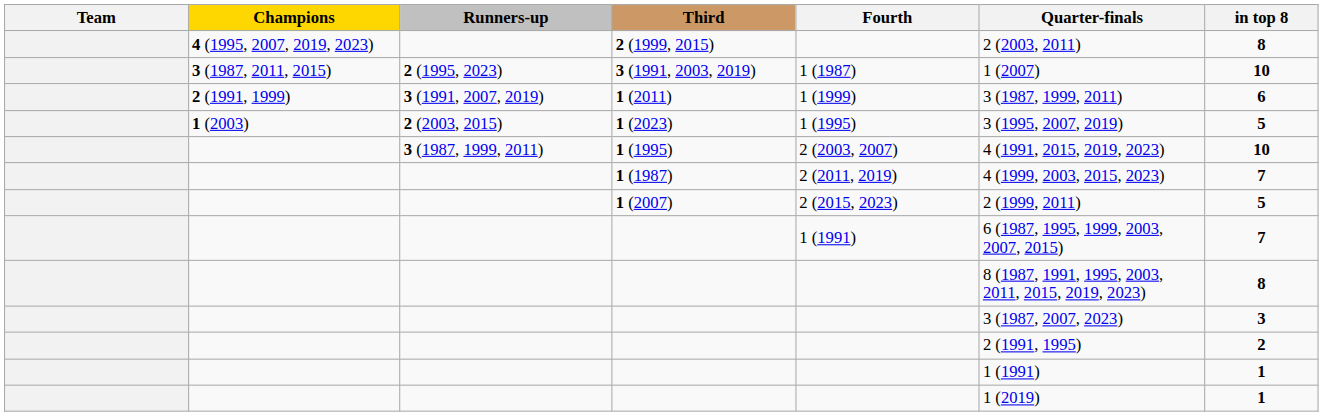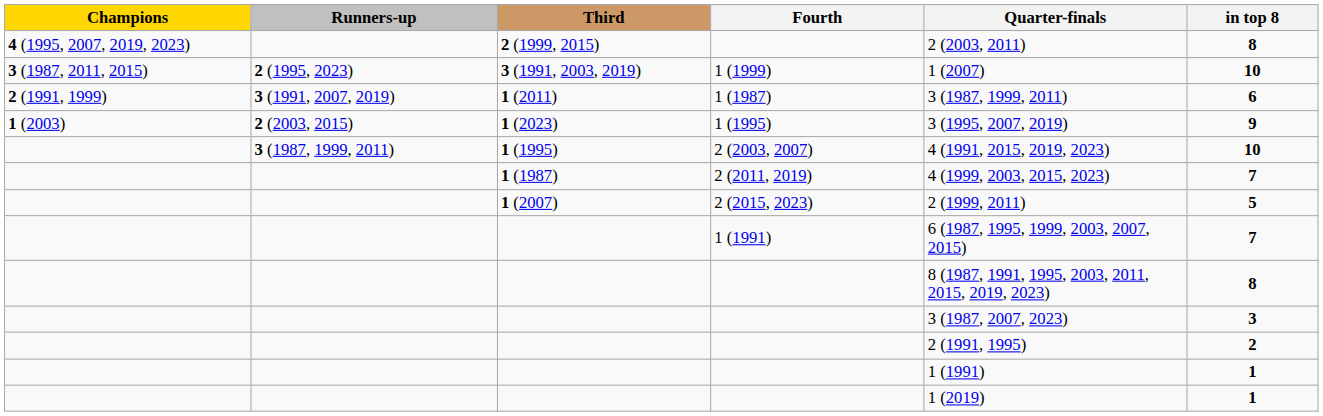- column: (96, 17)
(828, 70) 1 (1987) -> (743, 70) 1 (1999)
(828, 96) 1 (1999) -> (743, 96) 1 (1987)
(1262, 123) 5 -> (1252, 123) 9
